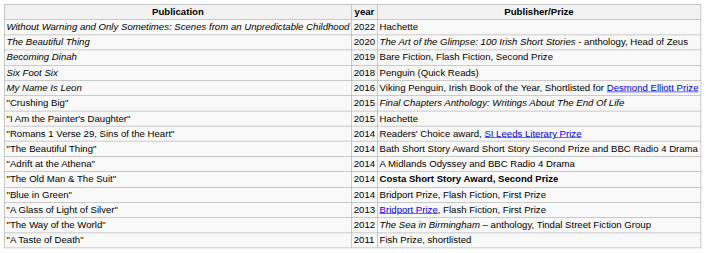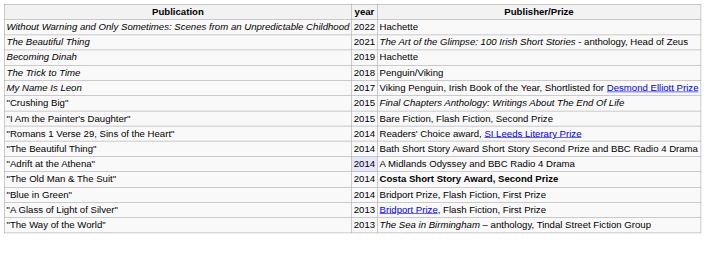(364, 42) 2020 -> (364, 42) 2021
(466, 57) Bare Fiction, Flash Fiction, Second Prize -> (399, 57) Hachette
+ row: (43, 73)
- row: (32, 73)
(364, 88) 2016 -> (364, 88) 2017
(399, 118) Hachette -> (466, 118) Bare Fiction, Flash Fiction, Second Prize
(364, 164) no background -> (364, 164) lavender background
(364, 225) 2012 -> (364, 225) 2013
- row: (45, 240)
